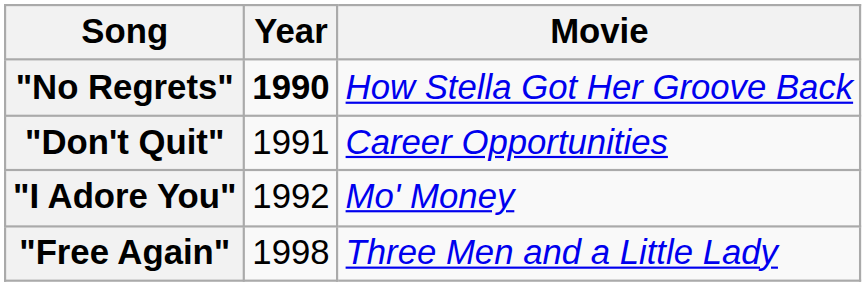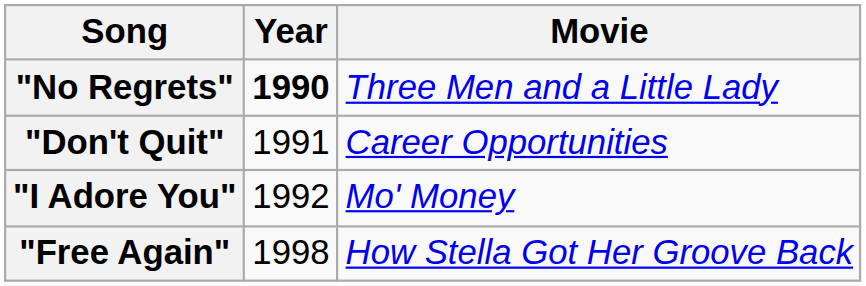(599, 87) How Stella Got Her Groove Back -> (562, 87) Three Men and a Little Lady
(562, 252) Three Men and a Little Lady -> (599, 252) How Stella Got Her Groove Back
